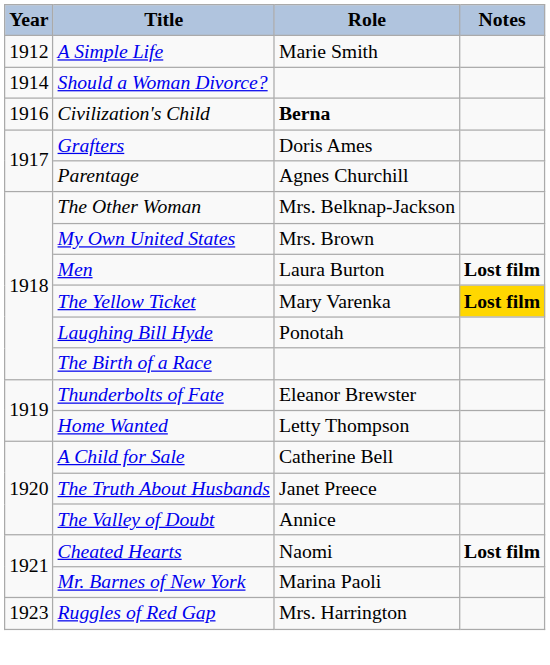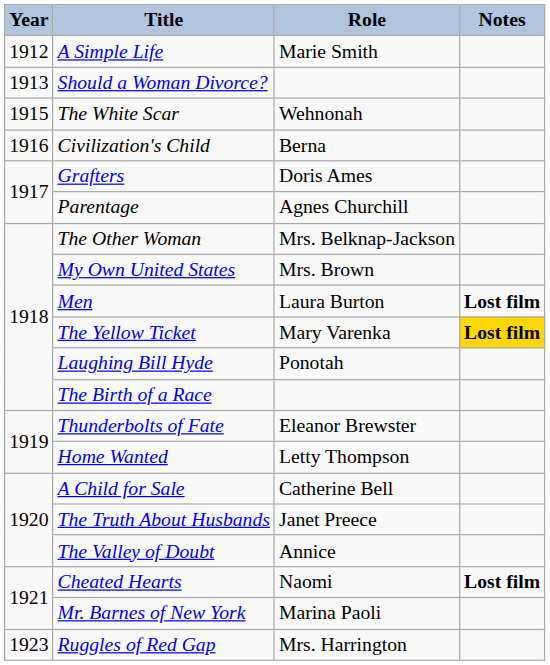(29, 82) 1914 -> (29, 82) 1913
+ row: (118, 113)
(305, 113) bold -> (302, 144) normal
